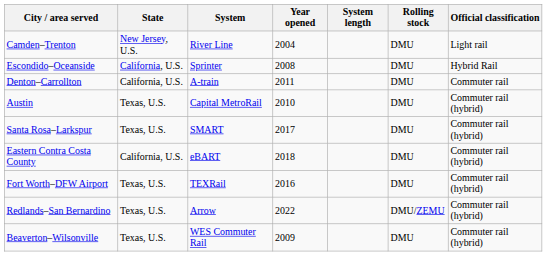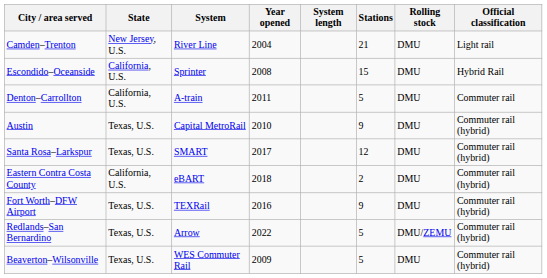+ column: (376, 17)
